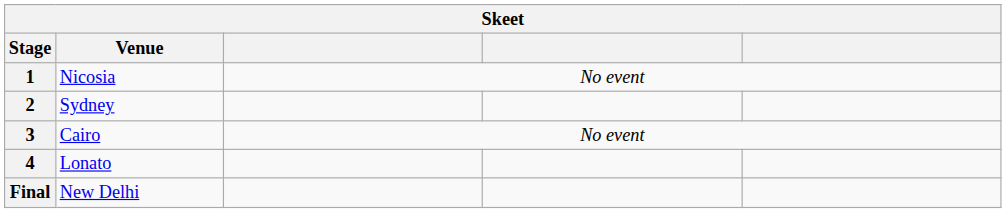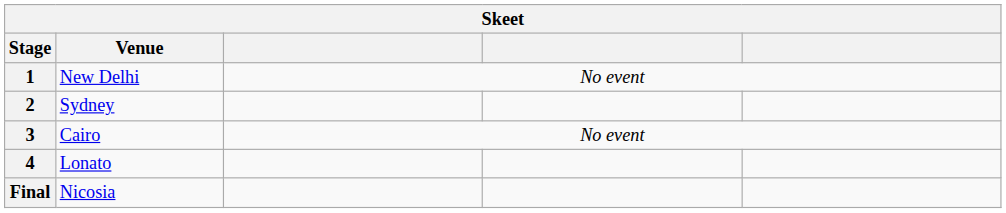(88, 76) Nicosia -> (100, 76) New Delhi
(100, 192) New Delhi -> (88, 192) Nicosia
